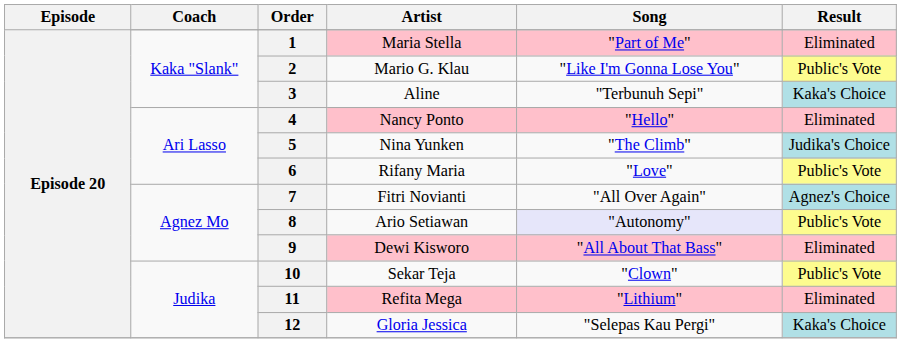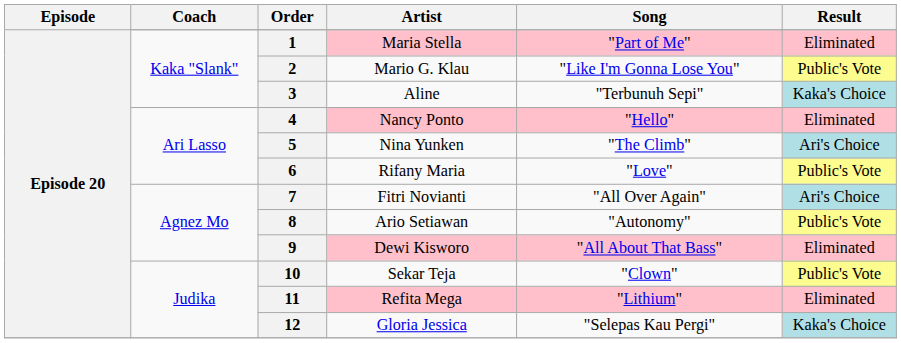(839, 145) Judika's Choice -> (839, 145) Ari's Choice
(839, 196) Agnez's Choice -> (839, 196) Ari's Choice
(650, 222) lavender background -> (650, 222) no background
